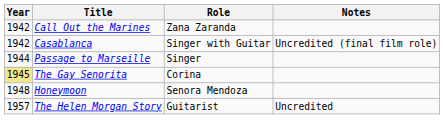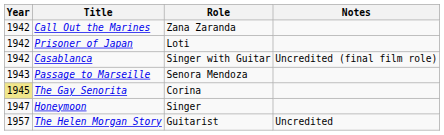+ row: (84, 44)
(18, 59) 1944 -> (18, 75) 1943
(184, 59) Singer -> (207, 75) Senora Mendoza
(18, 91) 1948 -> (18, 106) 1947
(207, 91) Senora Mendoza -> (184, 106) Singer
